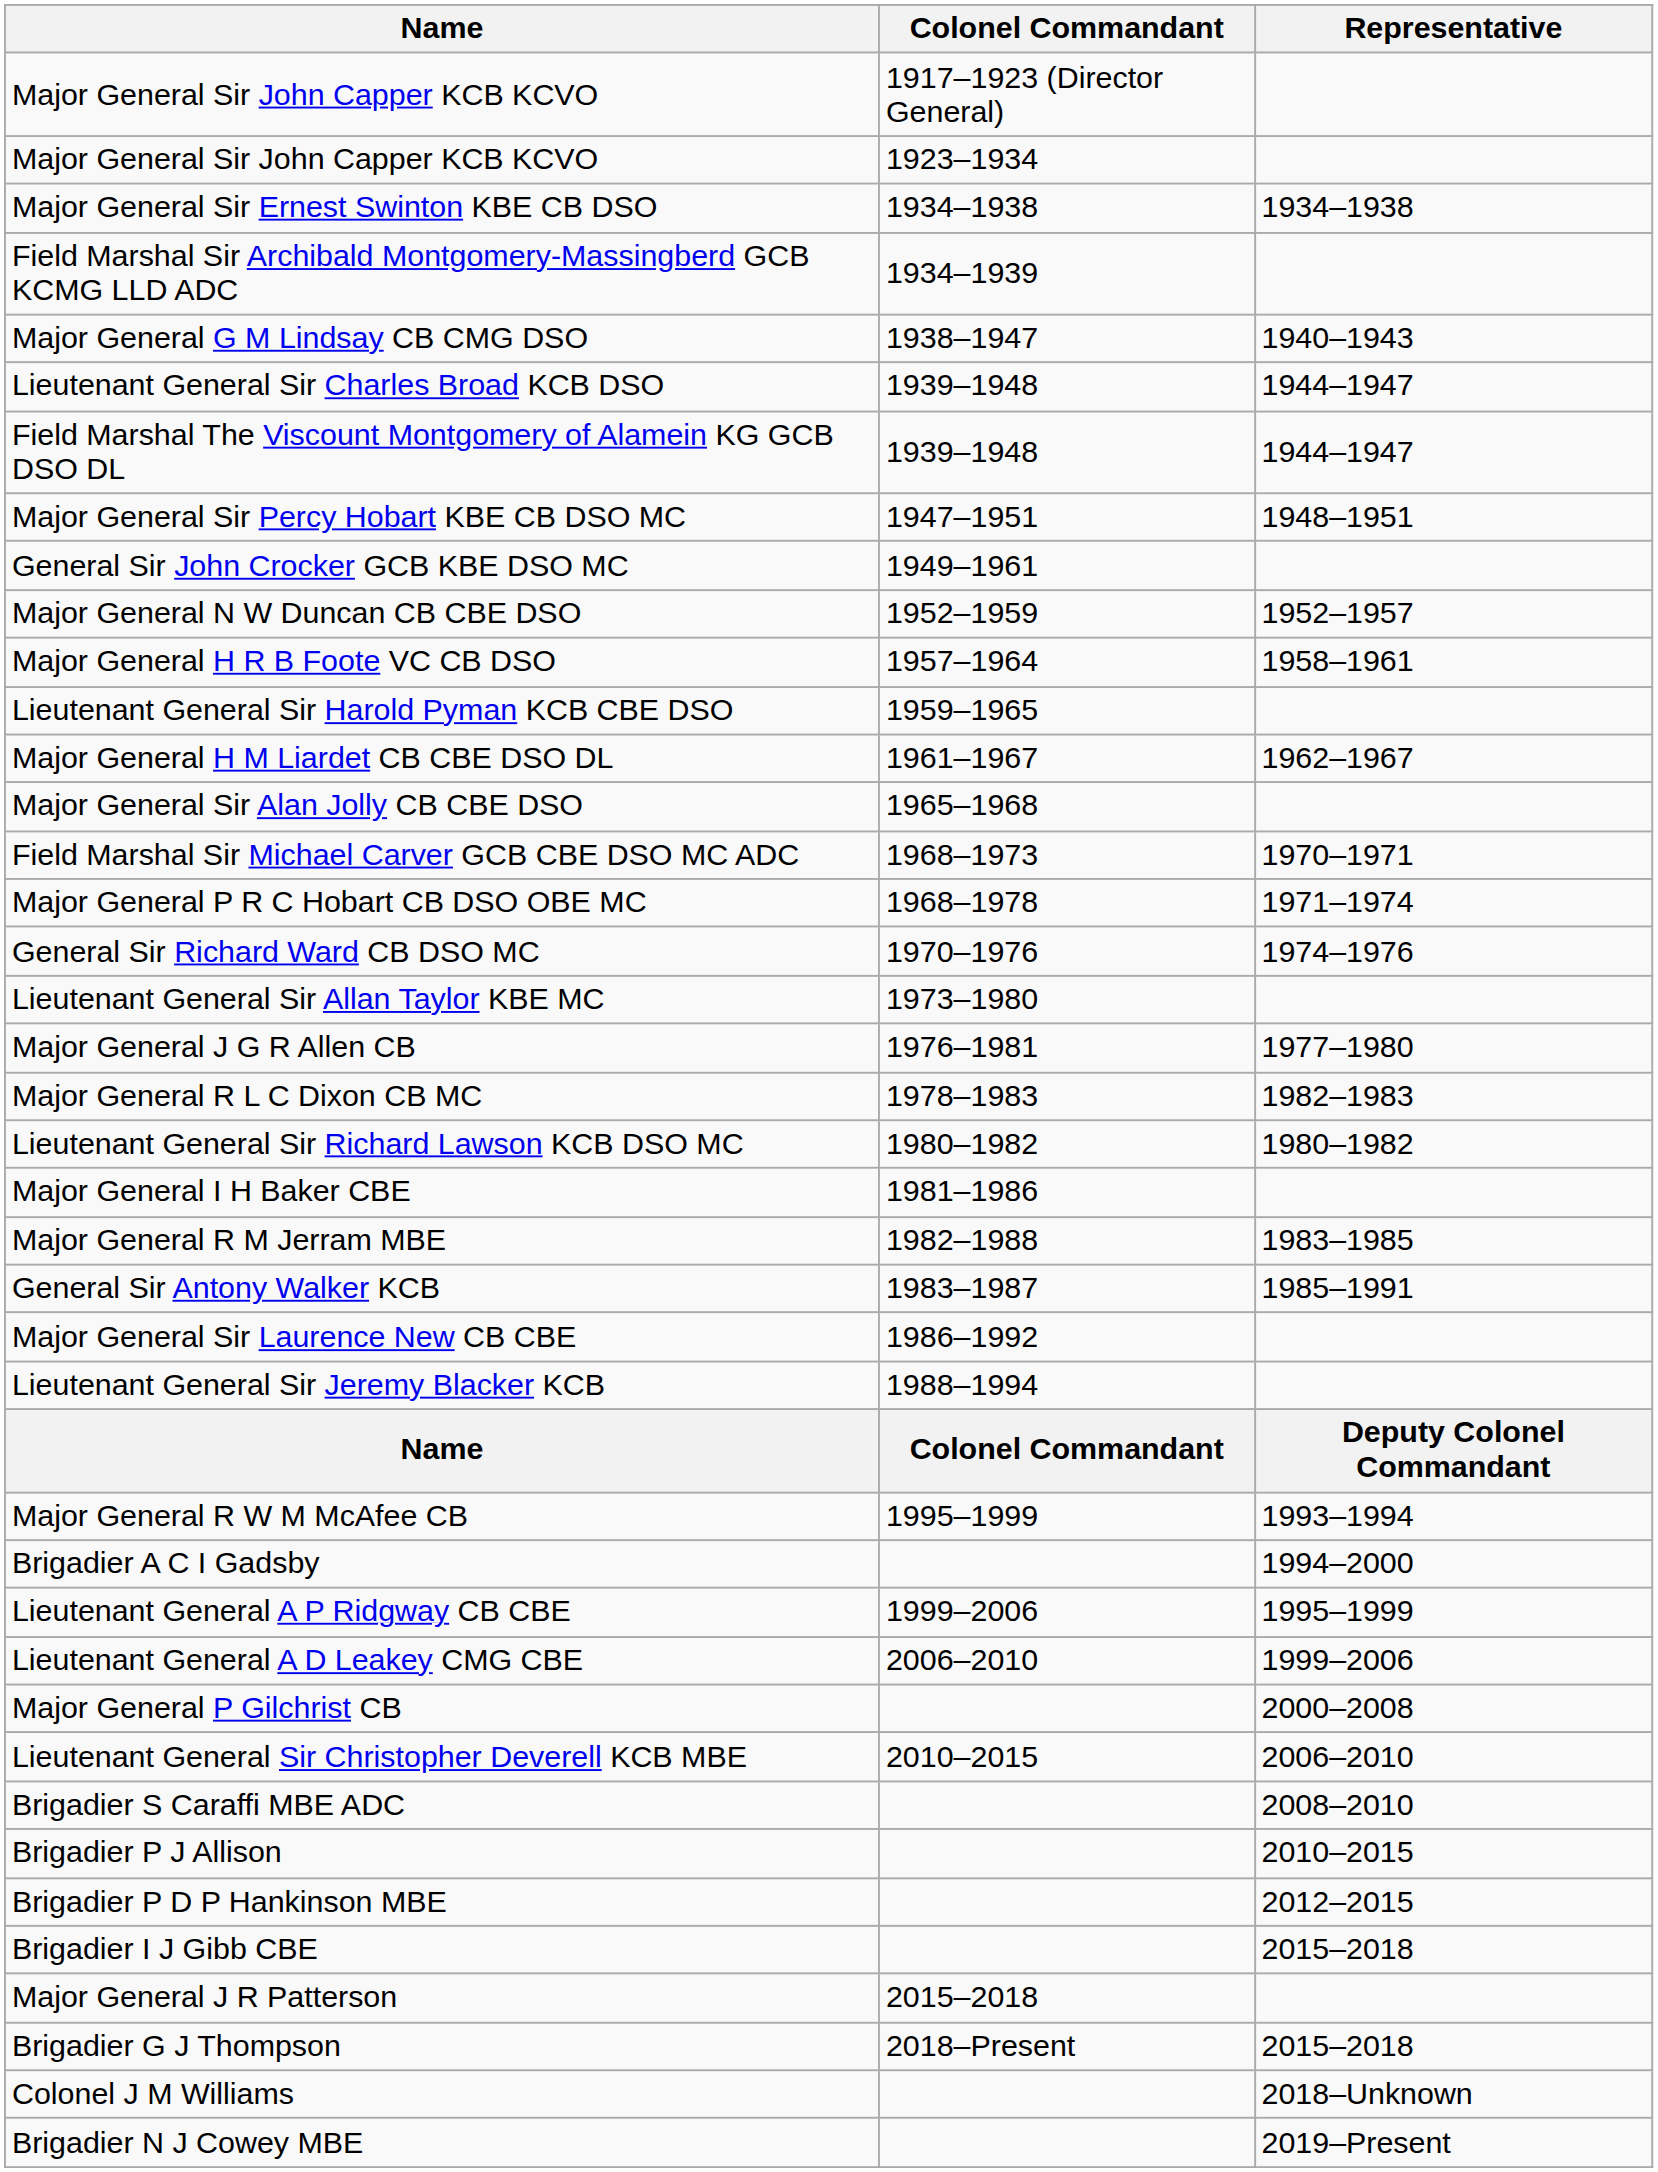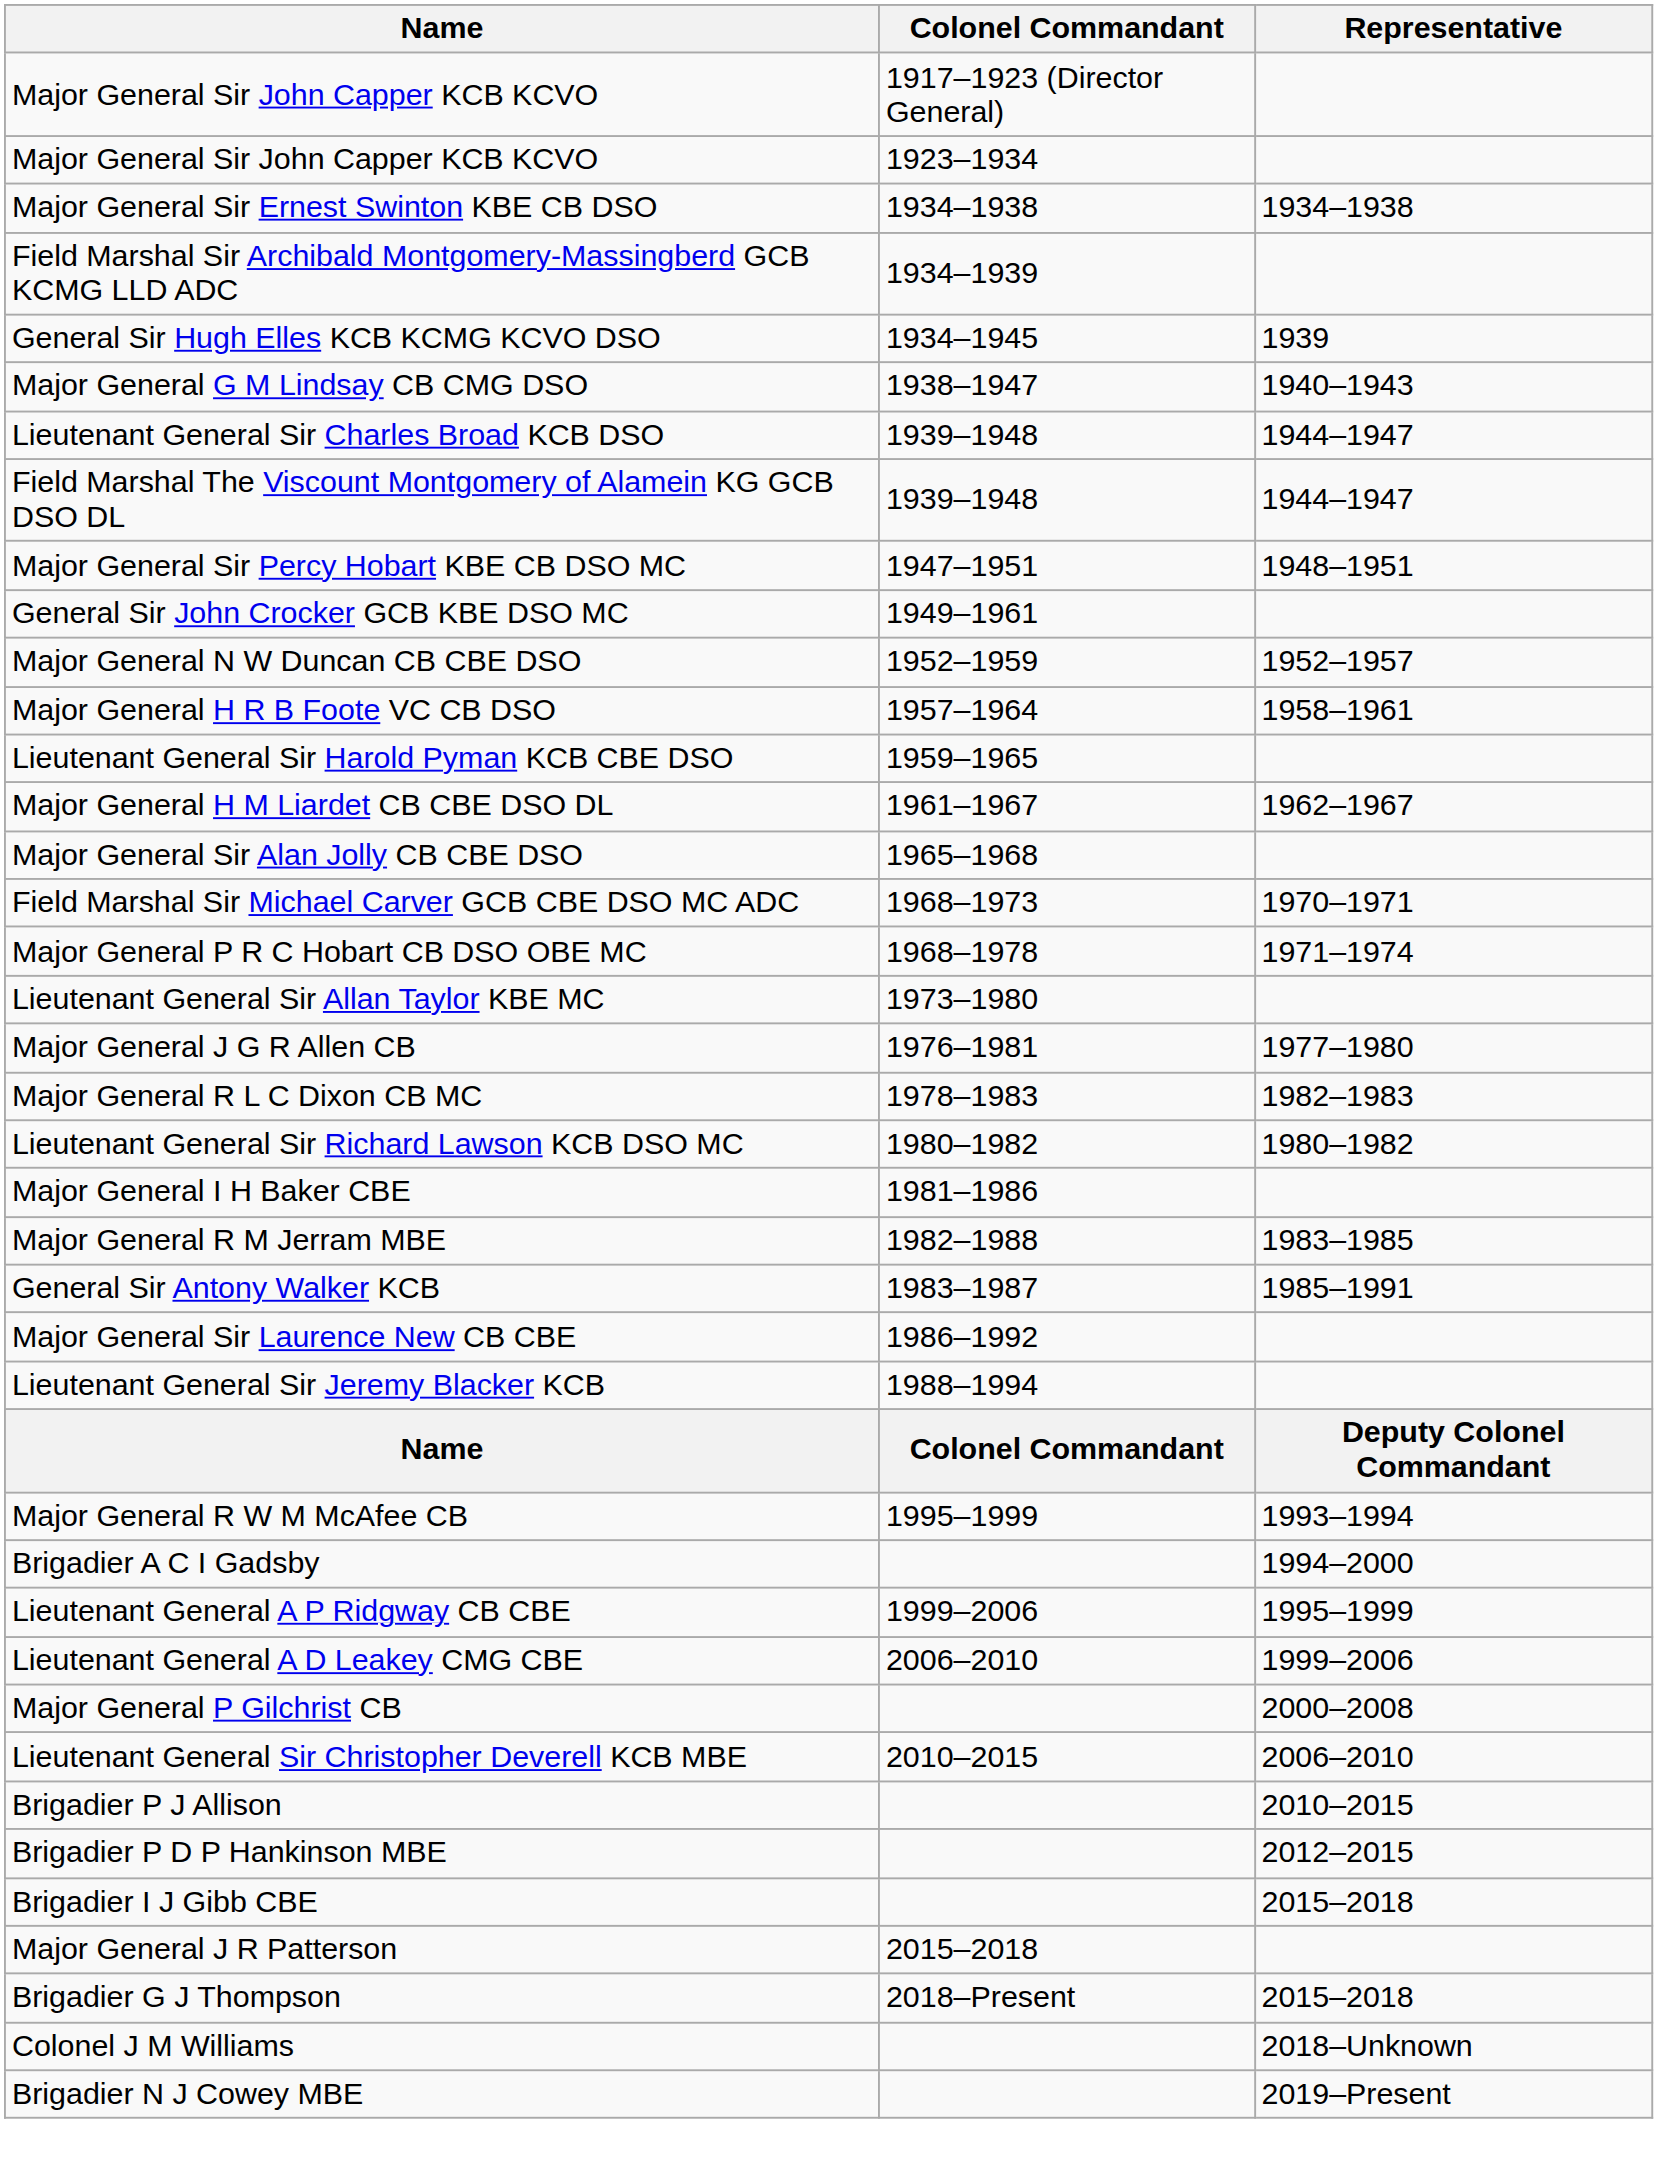+ row: (336, 338)
- row: (276, 950)
- row: (209, 1804)
